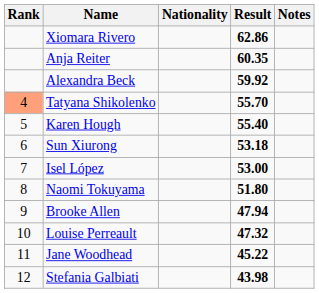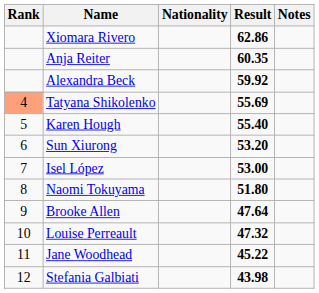(253, 102) 55.70 -> (253, 102) 55.69
(253, 146) 53.18 -> (253, 146) 53.20
(253, 211) 47.94 -> (253, 211) 47.64
